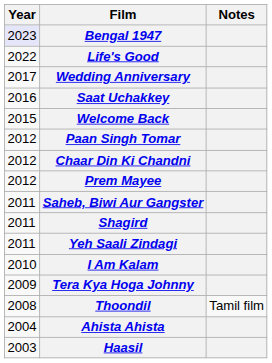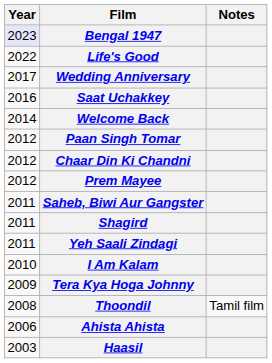(22, 118) 2015 -> (22, 118) 2014
(22, 327) 2004 -> (22, 327) 2006
